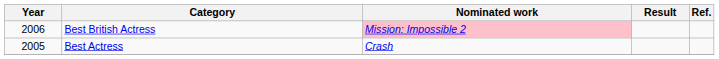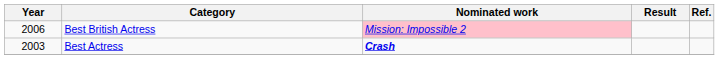(33, 46) 2005 -> (33, 46) 2003
(379, 46) normal -> (380, 46) bold
